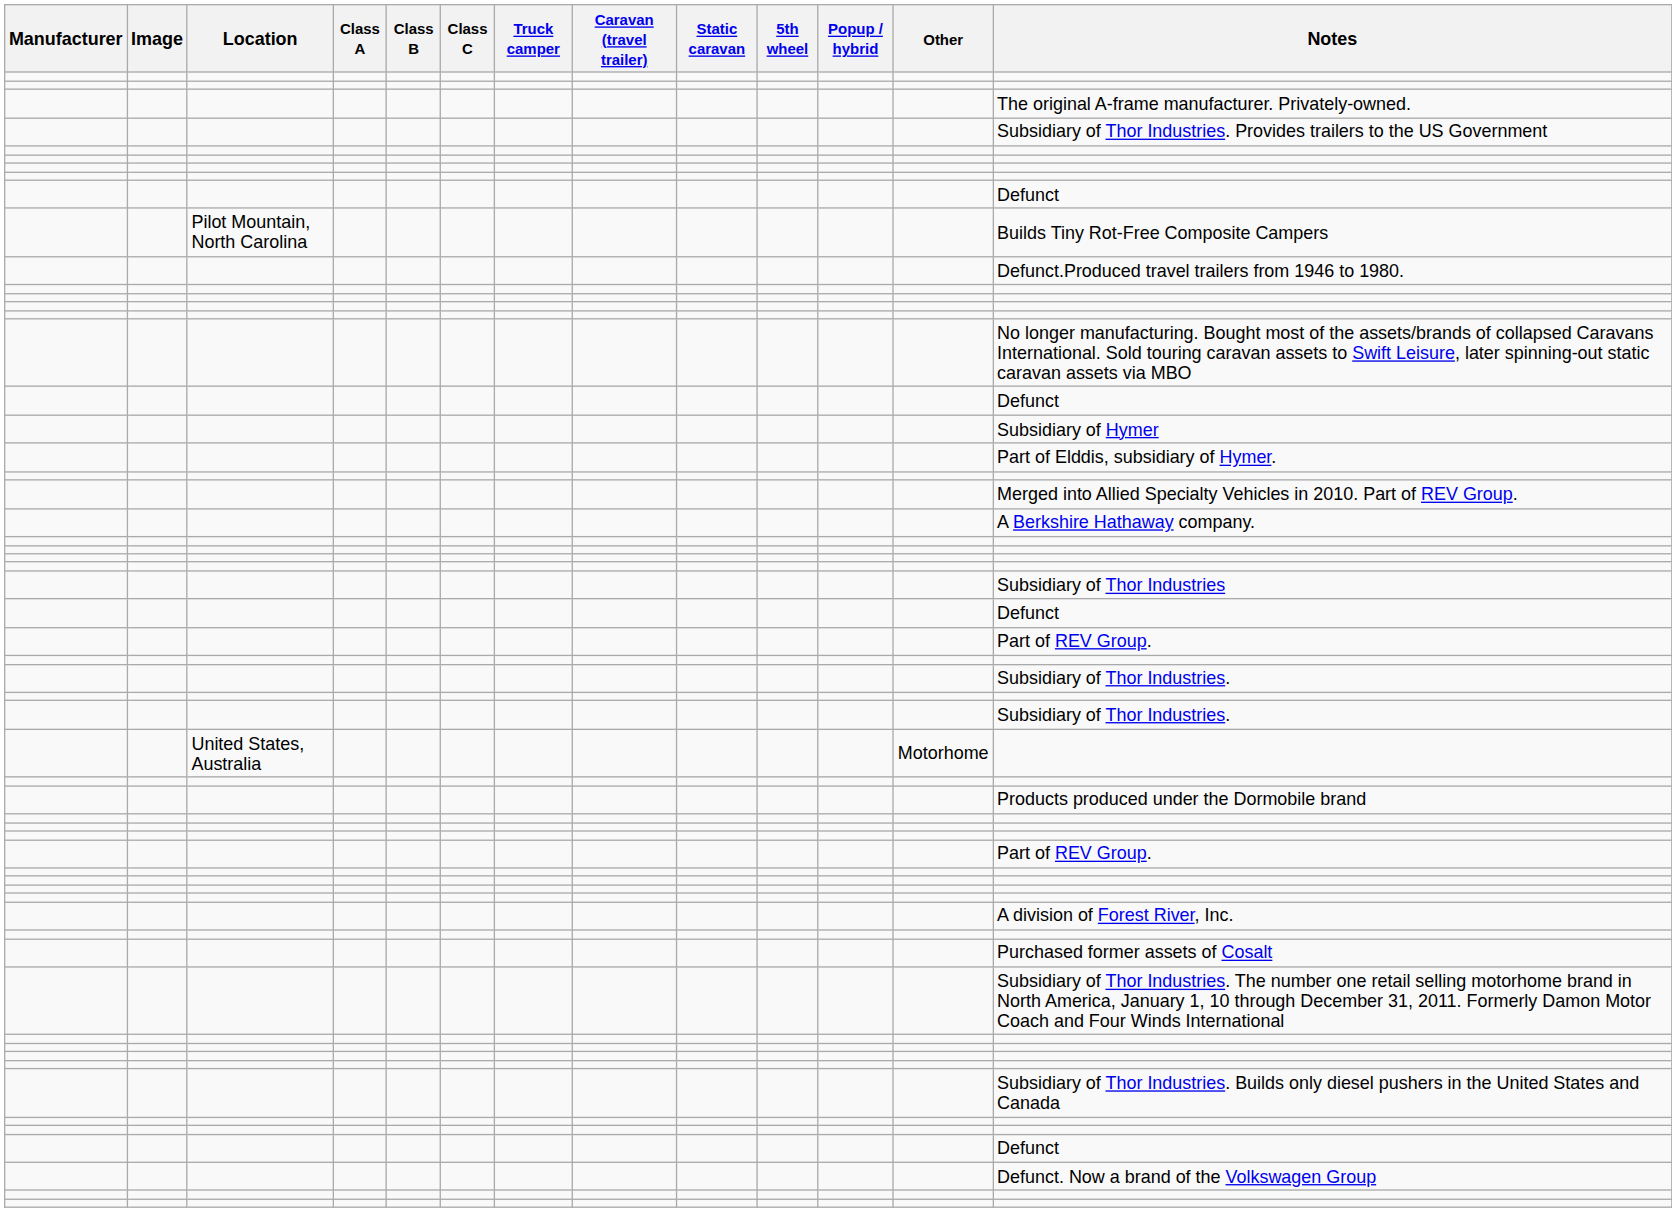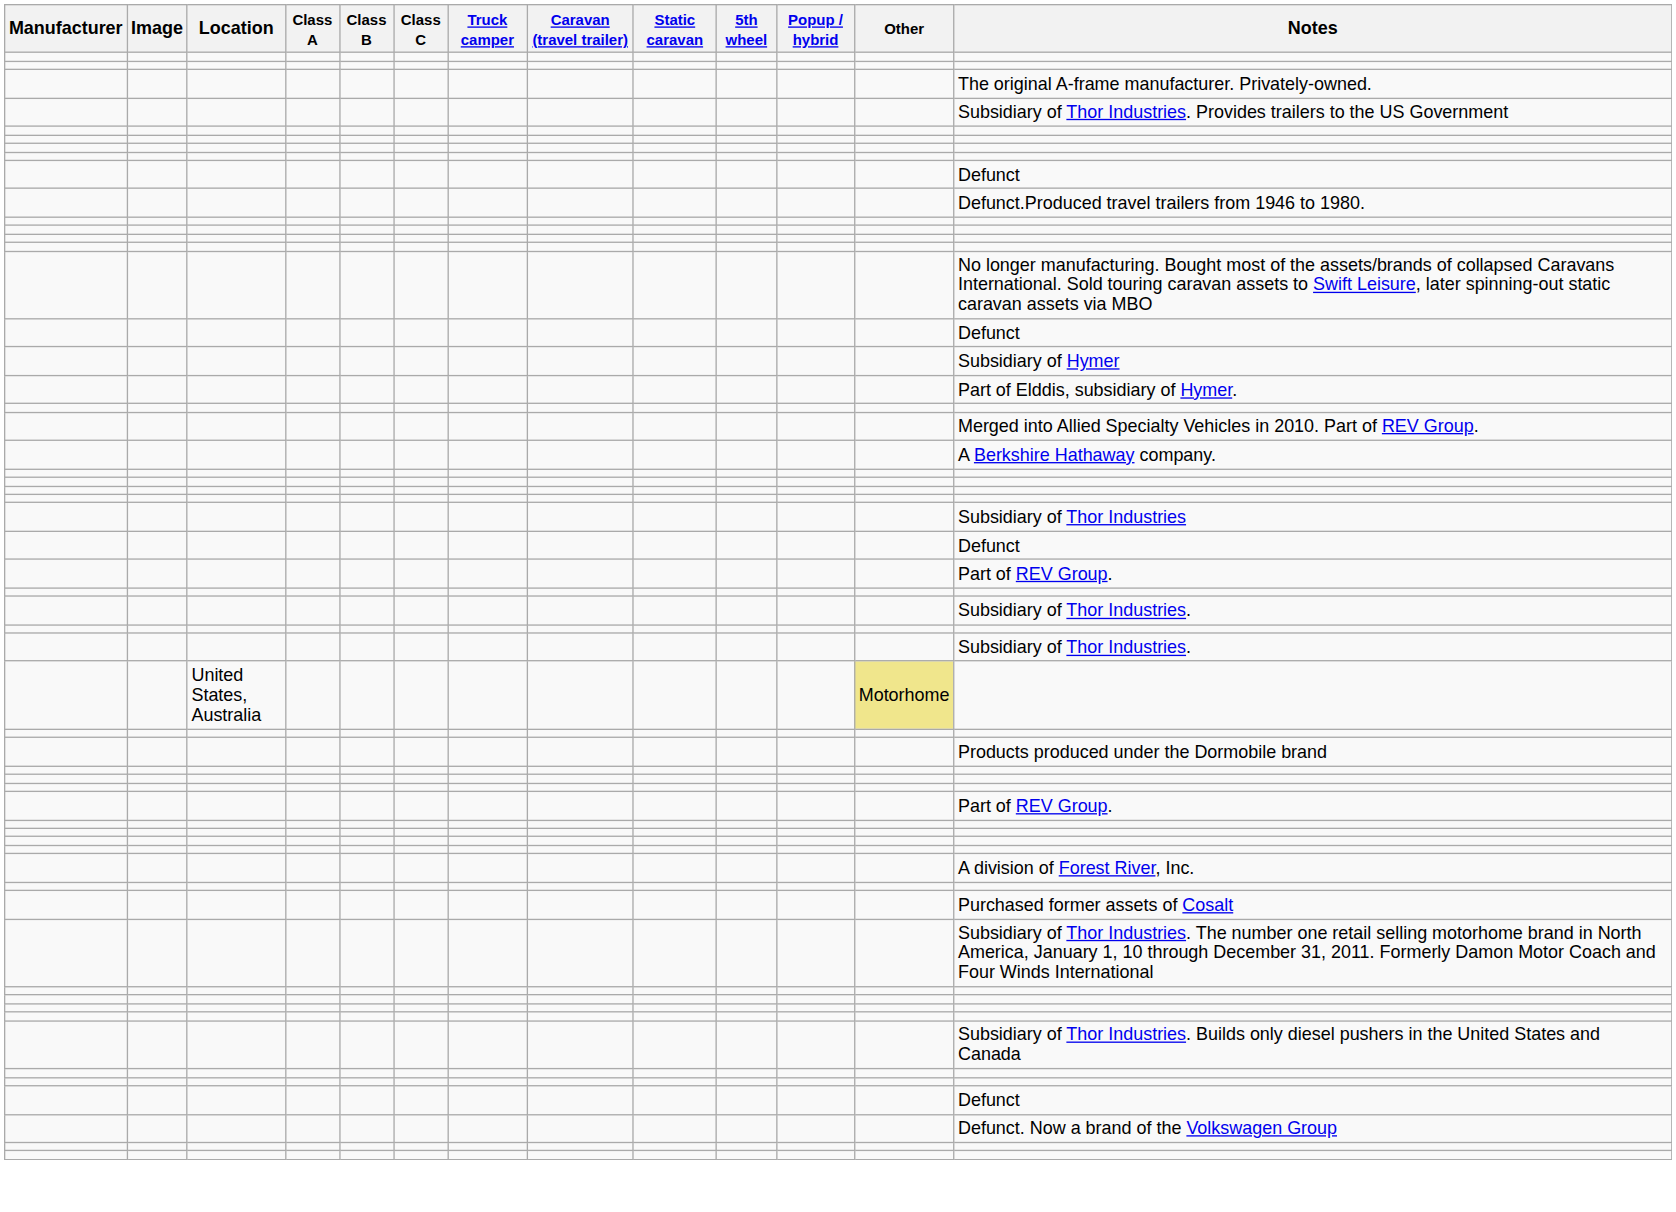- row: (66, 232)
(943, 753) no background -> (904, 695) khaki background
